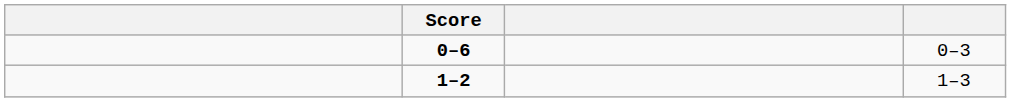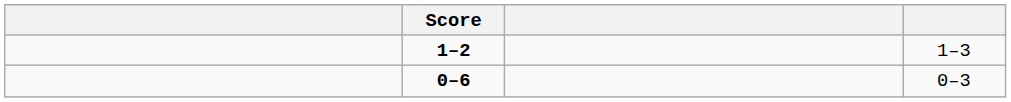rows swapped: (454, 81) <-> (454, 50)
